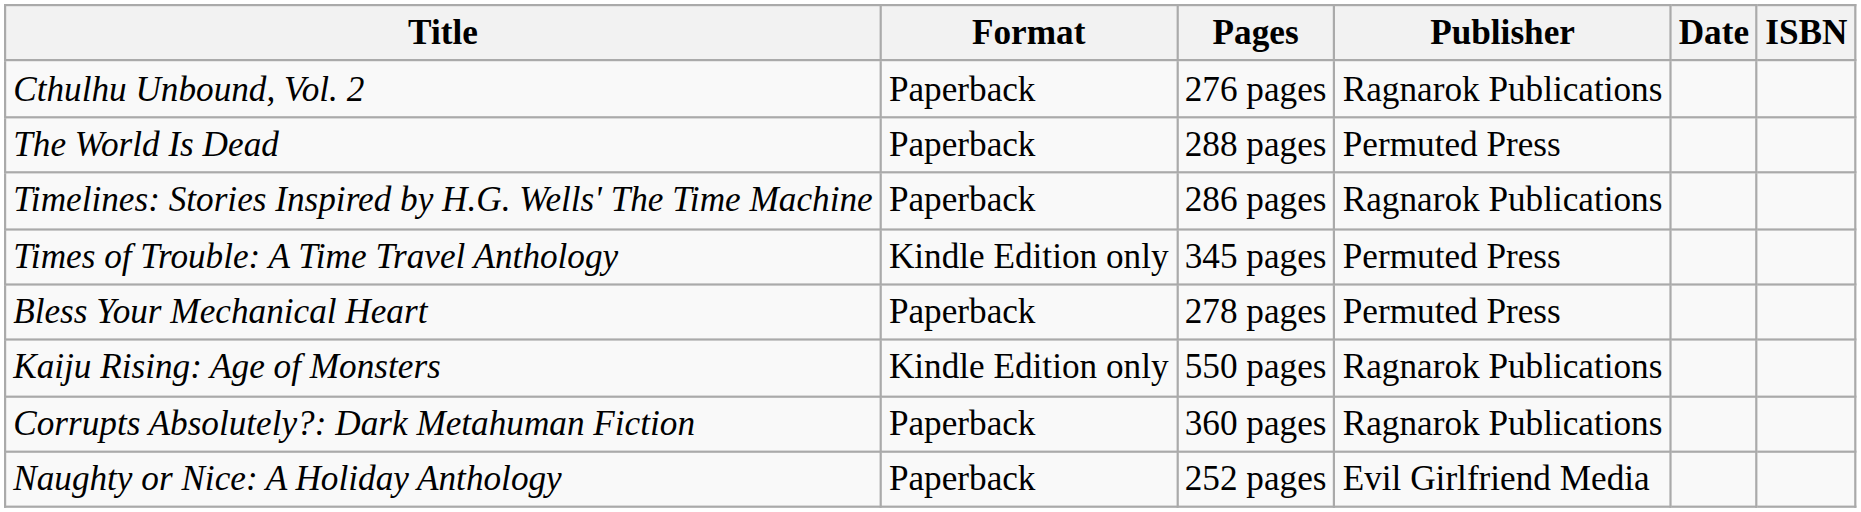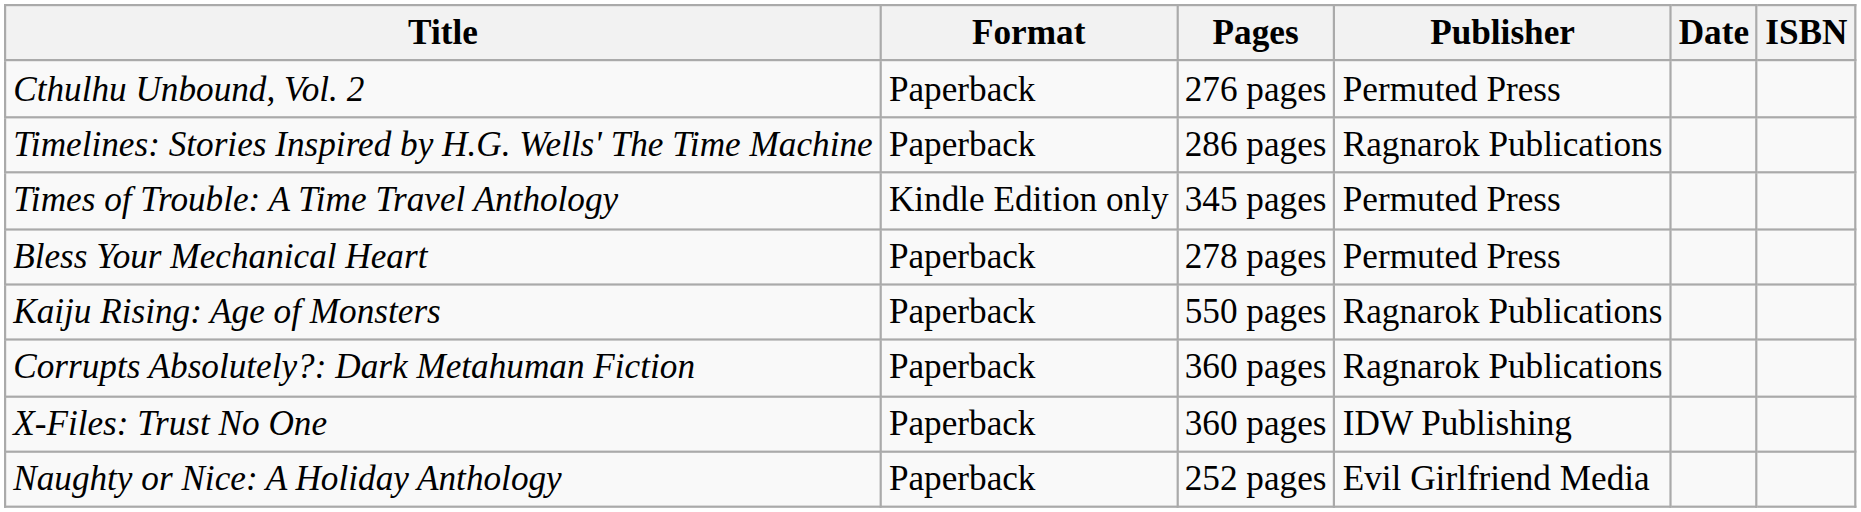(1503, 88) Ragnarok Publications -> (1452, 88) Permuted Press
- row: (146, 144)
(1029, 367) Kindle Edition only -> (962, 311) Paperback
+ row: (170, 423)
